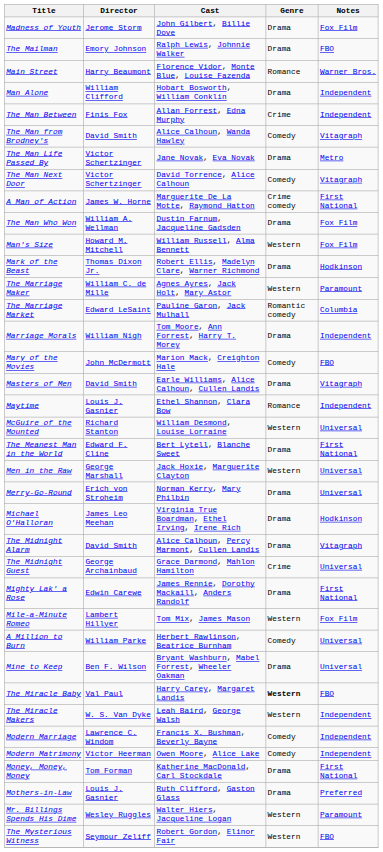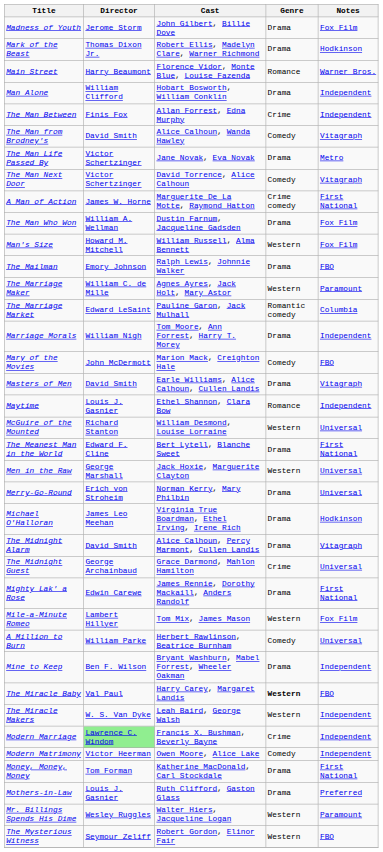rows swapped: (32, 50) <-> (32, 267)
(341, 667) Universal -> (346, 667) Independent
(111, 737) no background -> (111, 737) lightgreen background
(282, 737) Comedy -> (279, 737) Crime
